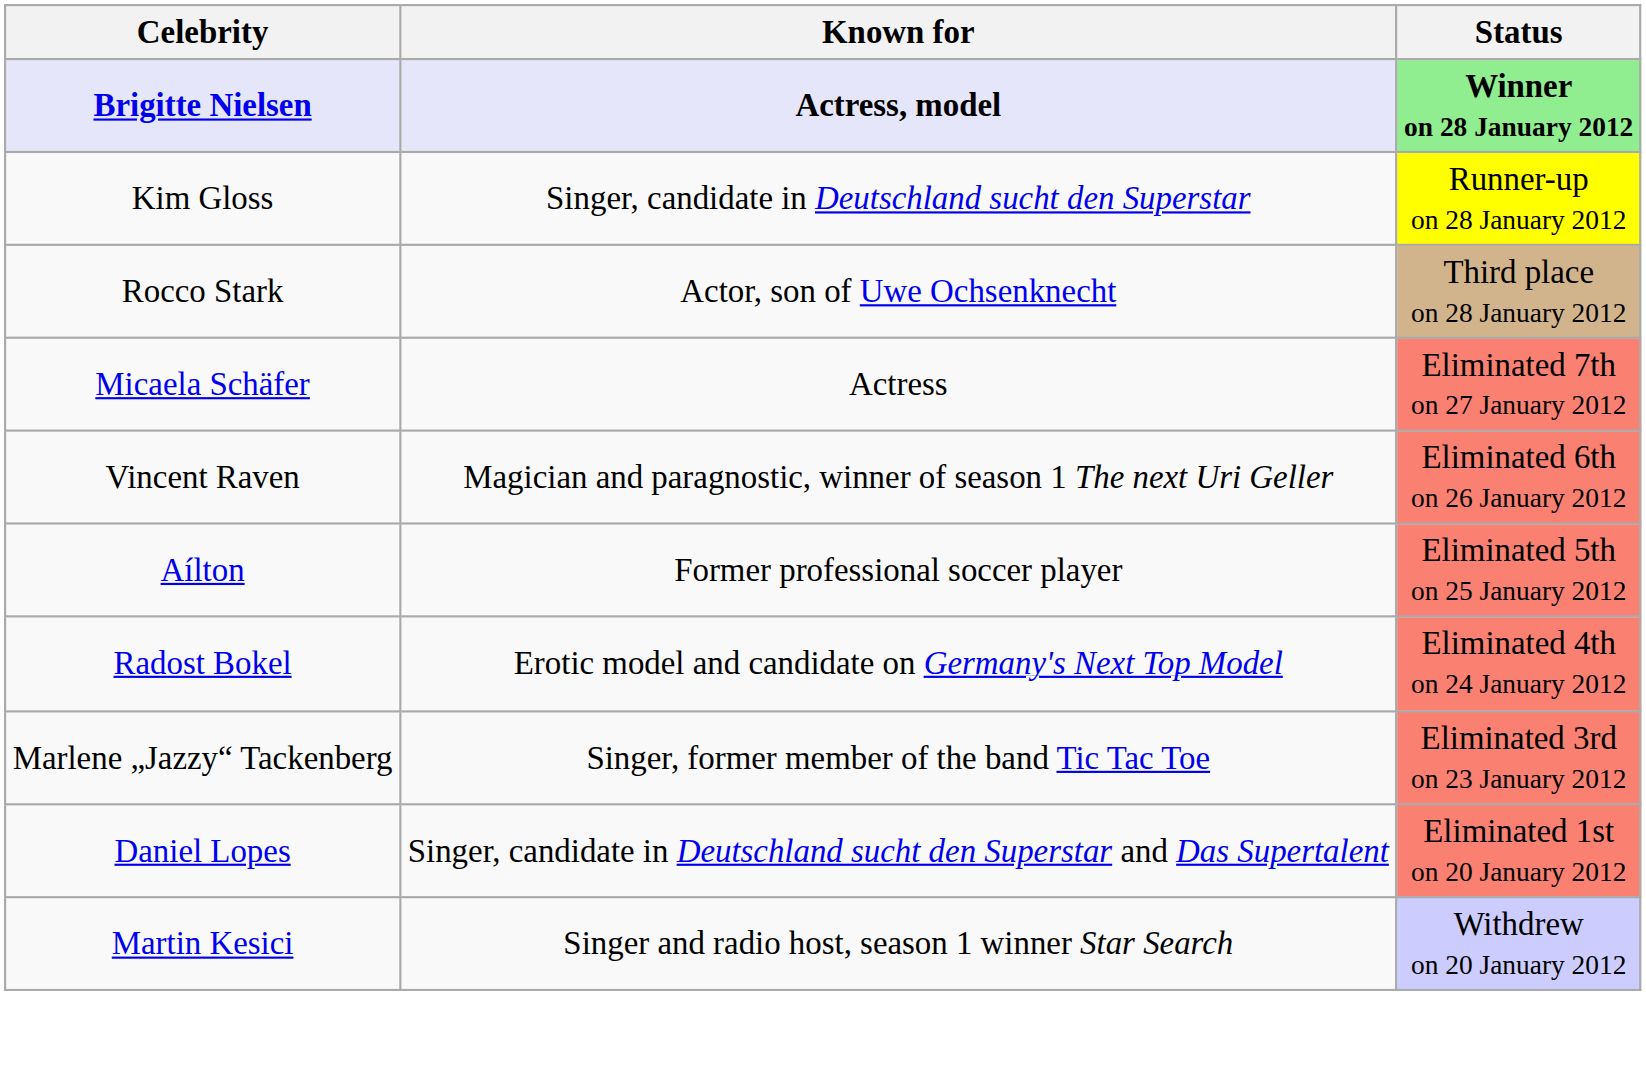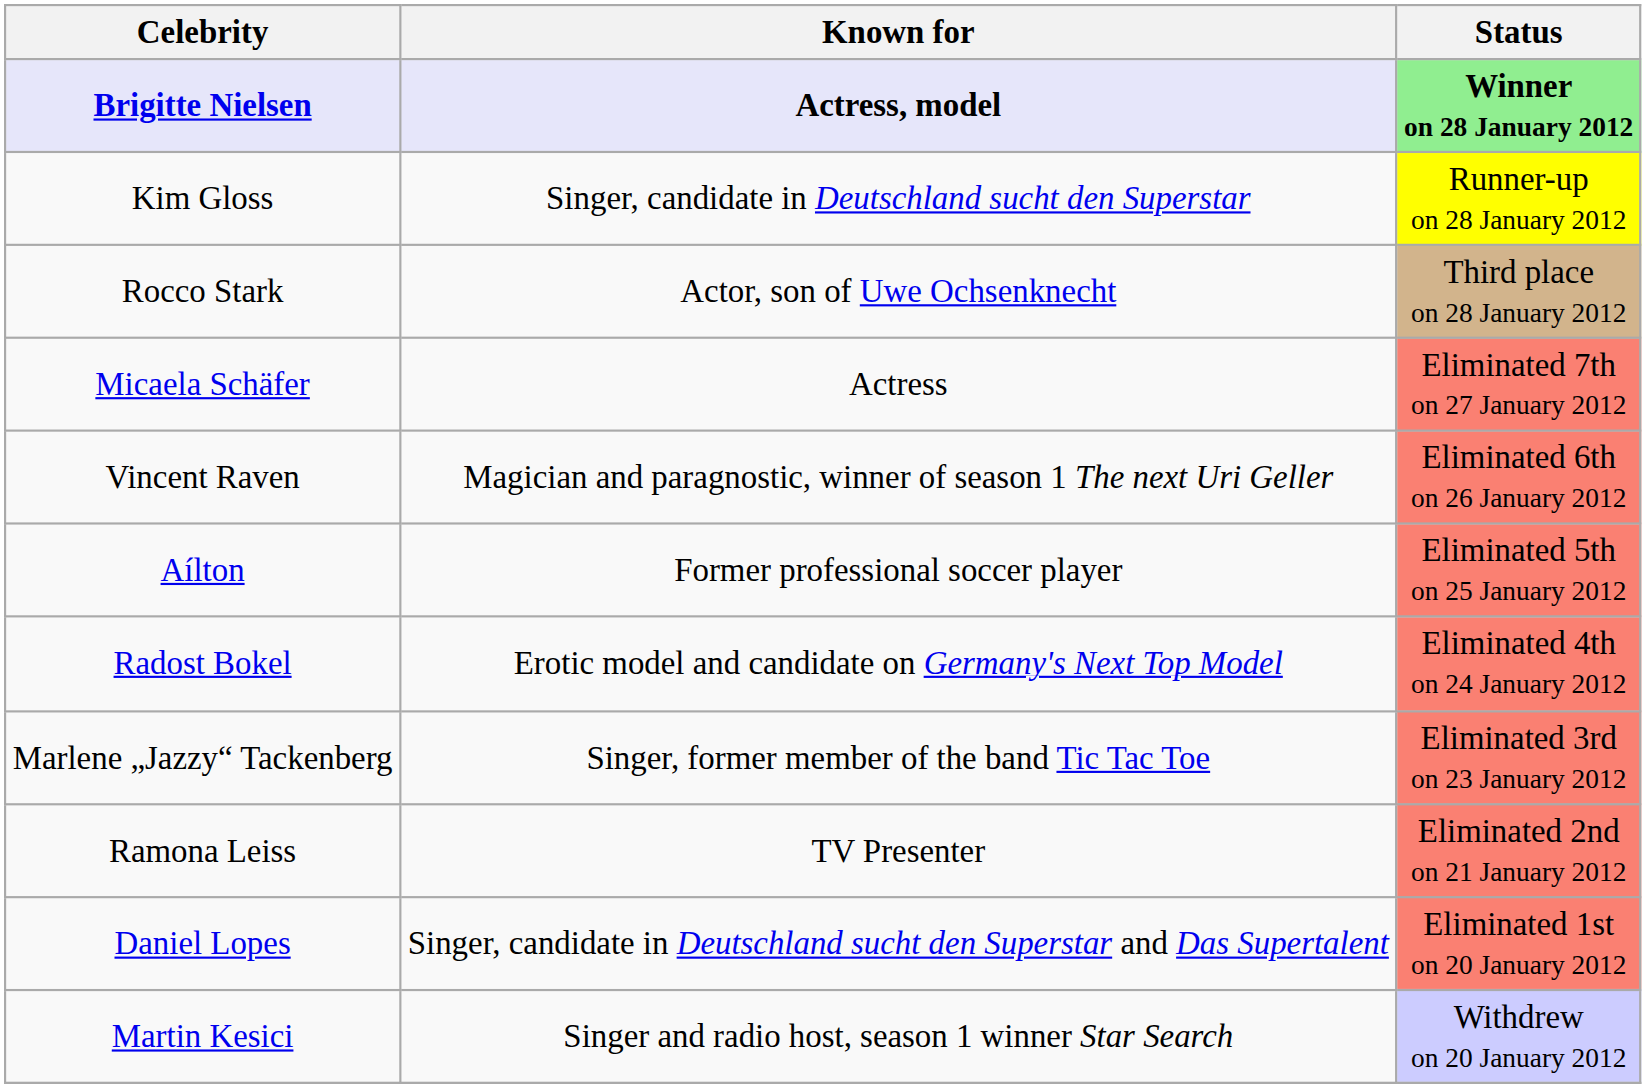+ row: (203, 849)
